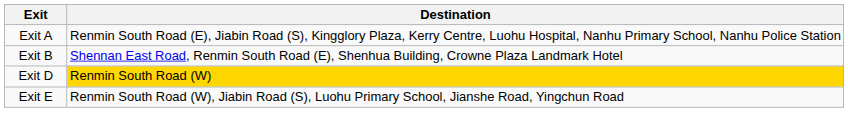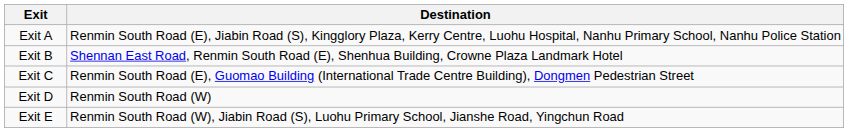+ row: (36, 76)
(141, 76) gold background -> (141, 96) no background
